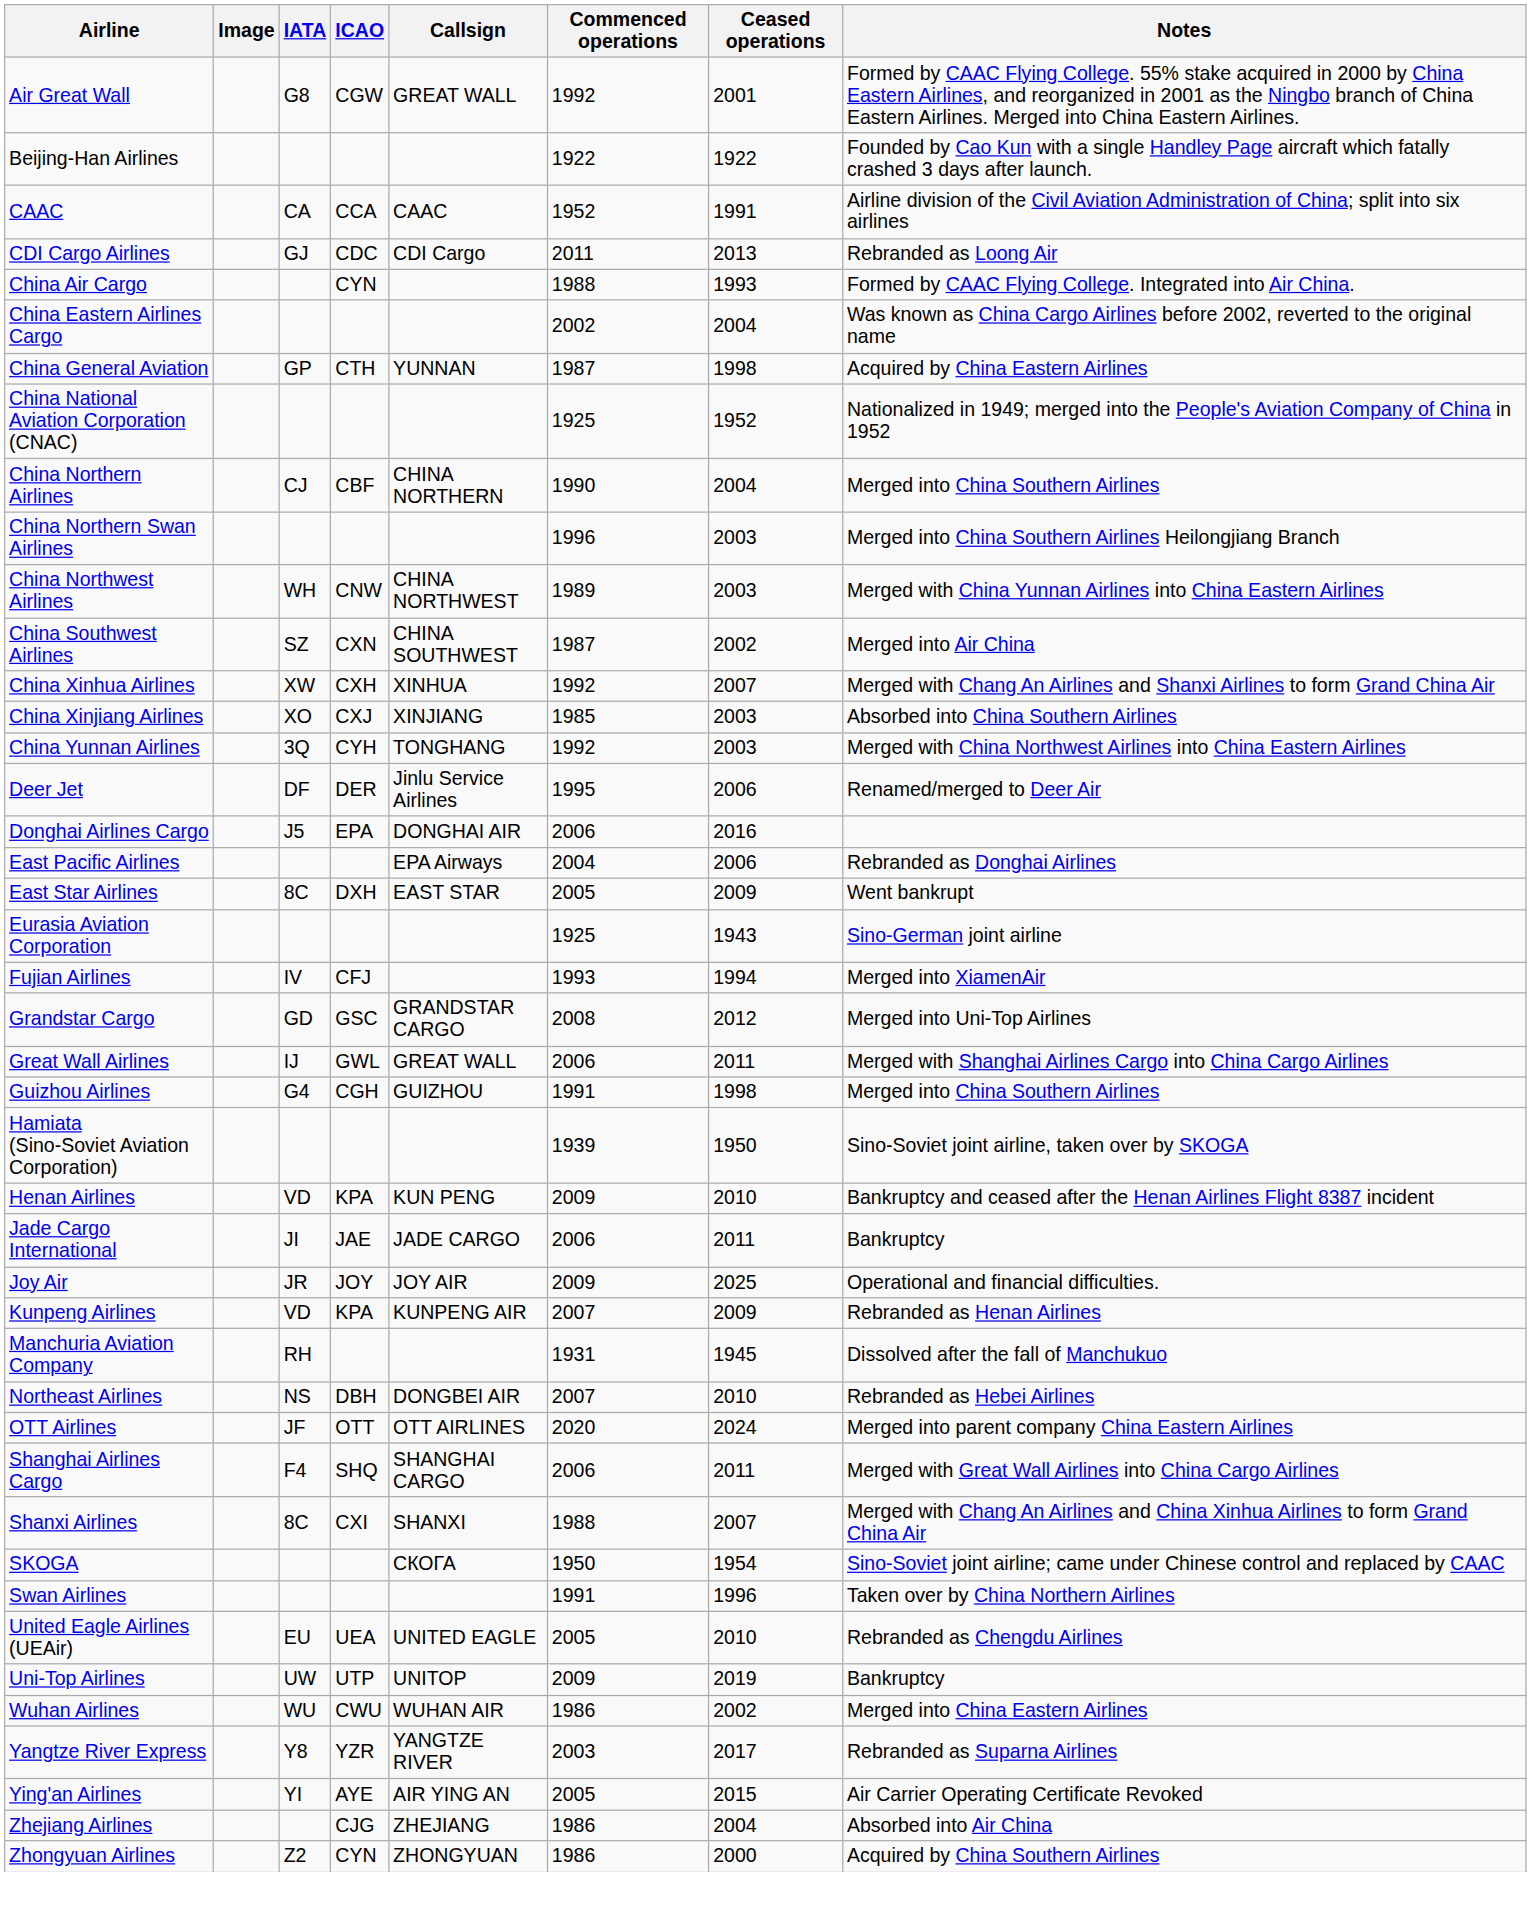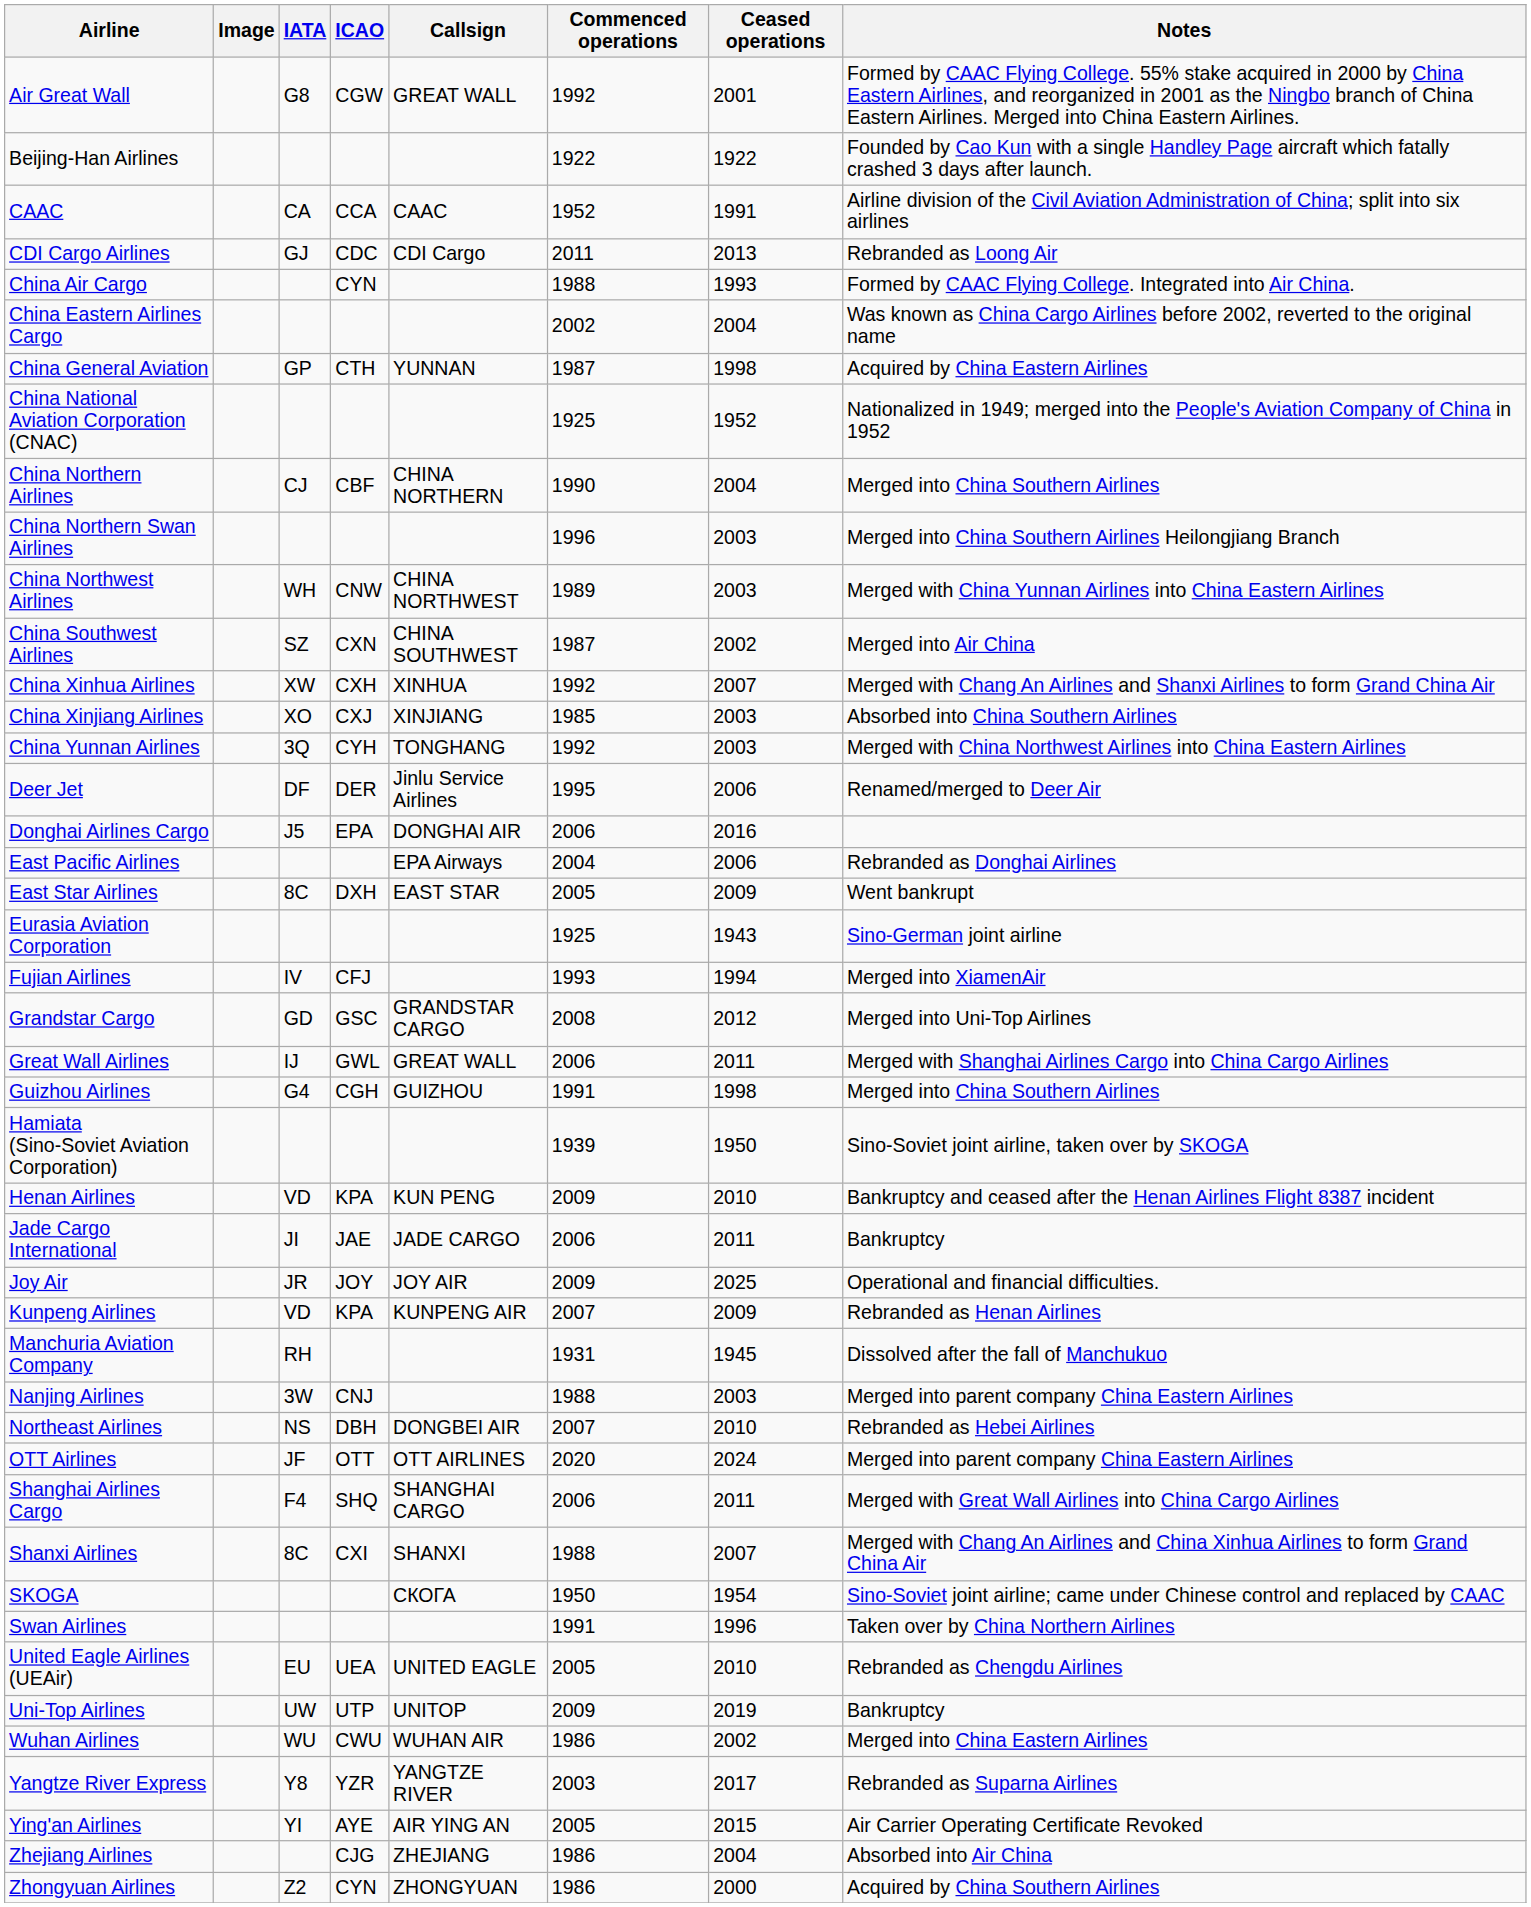+ row: (76, 1396)
